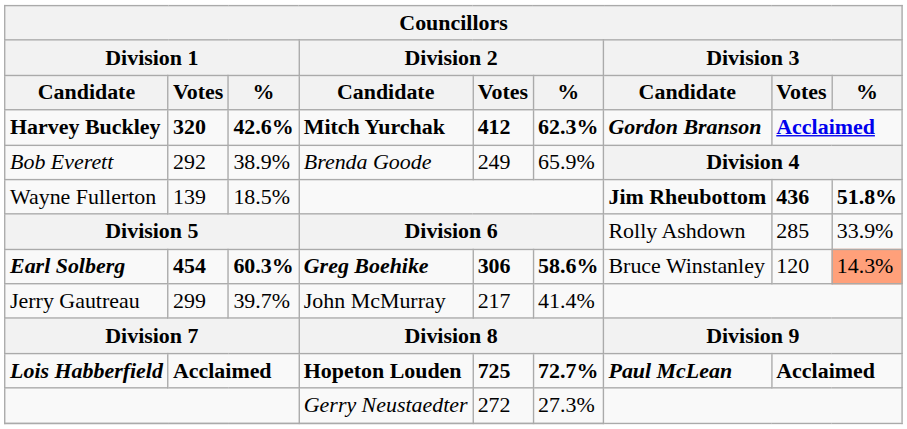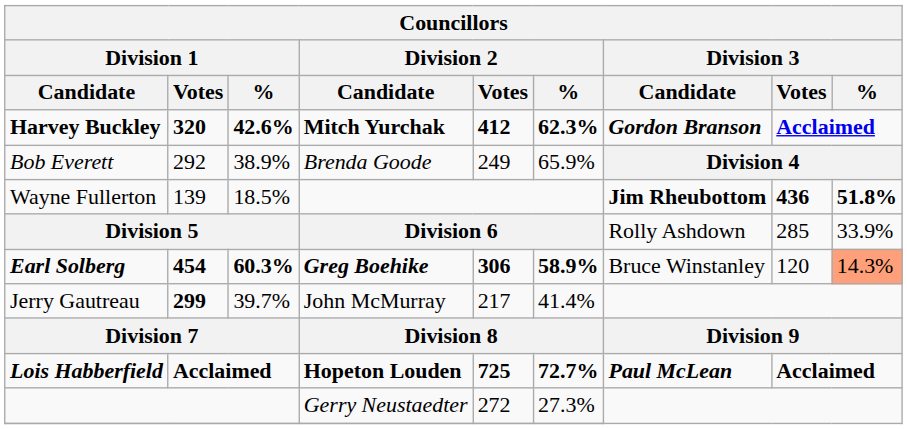(568, 266) 58.6% -> (568, 266) 58.9%
(189, 300) normal -> (189, 300) bold
